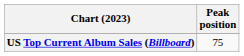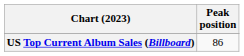(218, 42) 75 -> (218, 42) 86
